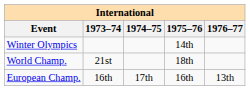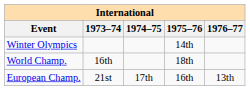(103, 61) 21st -> (103, 61) 16th
(103, 77) 16th -> (103, 77) 21st
